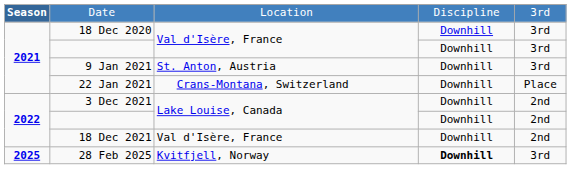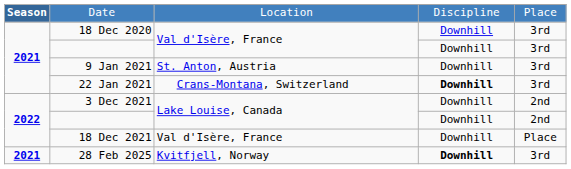(540, 14) 3rd -> (540, 14) Place
(467, 85) normal -> (467, 85) bold
(540, 85) Place -> (540, 85) 3rd
(540, 138) 2nd -> (540, 138) Place
(27, 156) 2025 -> (27, 156) 2021
